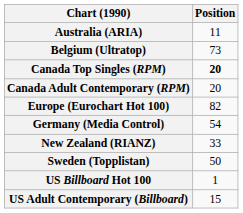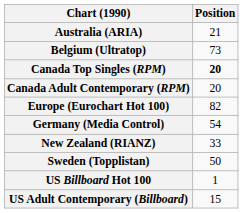(215, 32) 11 -> (215, 32) 21
